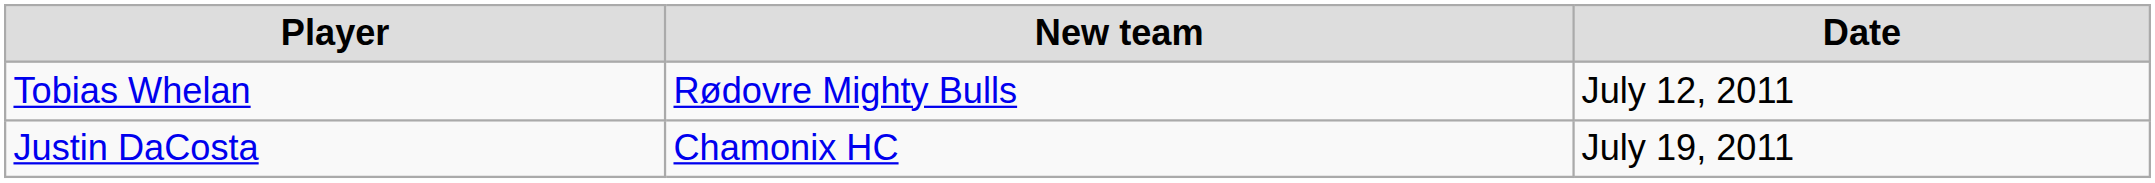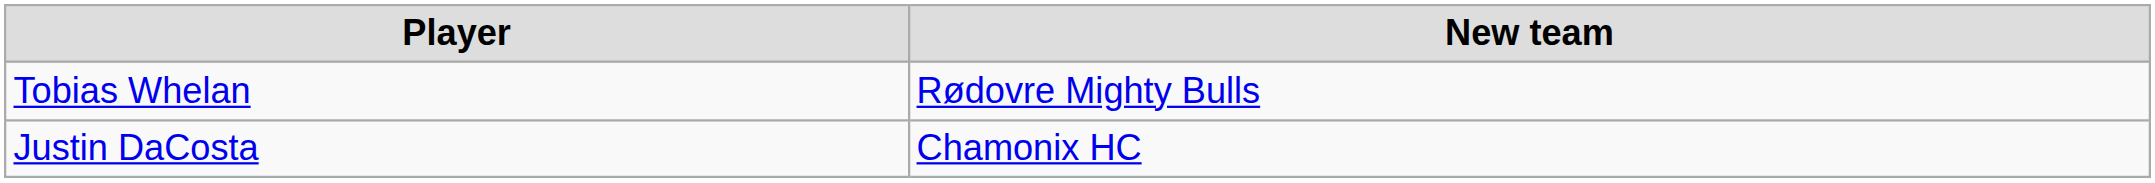- column: (1862, 33)
